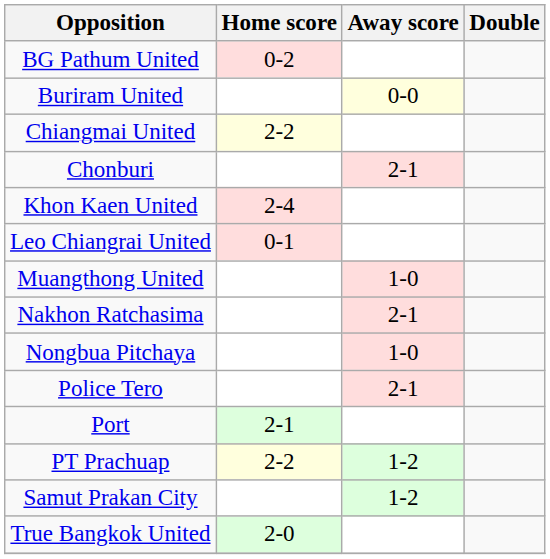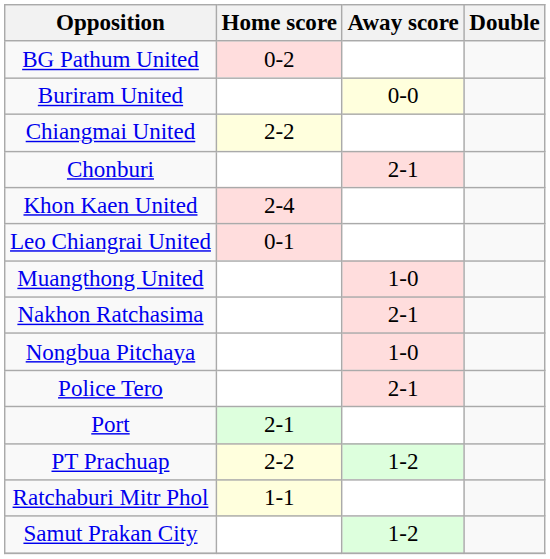+ row: (110, 497)
- row: (110, 534)
